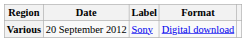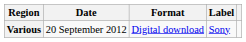columns swapped: (198, 12) <-> (144, 12)
